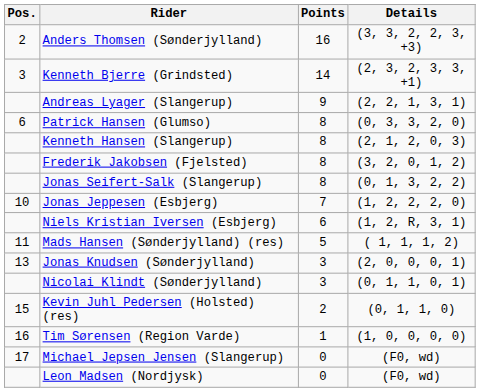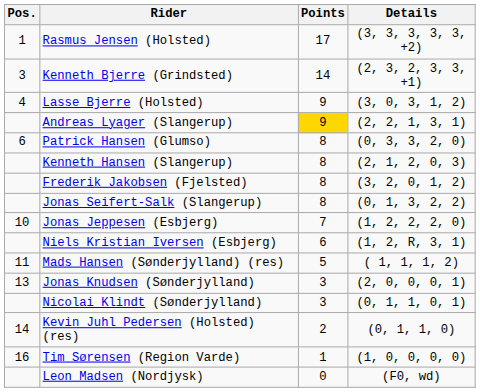+ row: (127, 42)
- row: (152, 42)
+ row: (123, 103)
(323, 103) no background -> (323, 123) gold background
(22, 310) 15 -> (22, 330) 14
- row: (163, 357)
